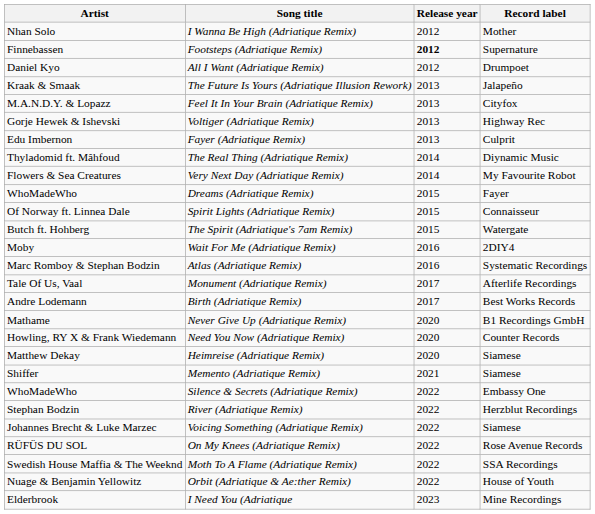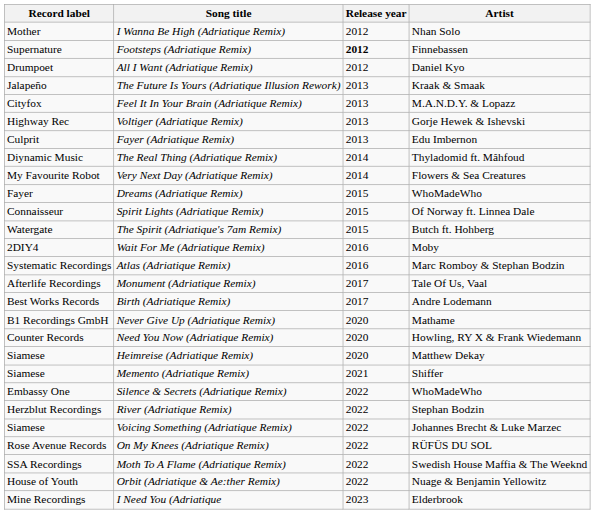columns swapped: (95, 13) <-> (535, 13)
